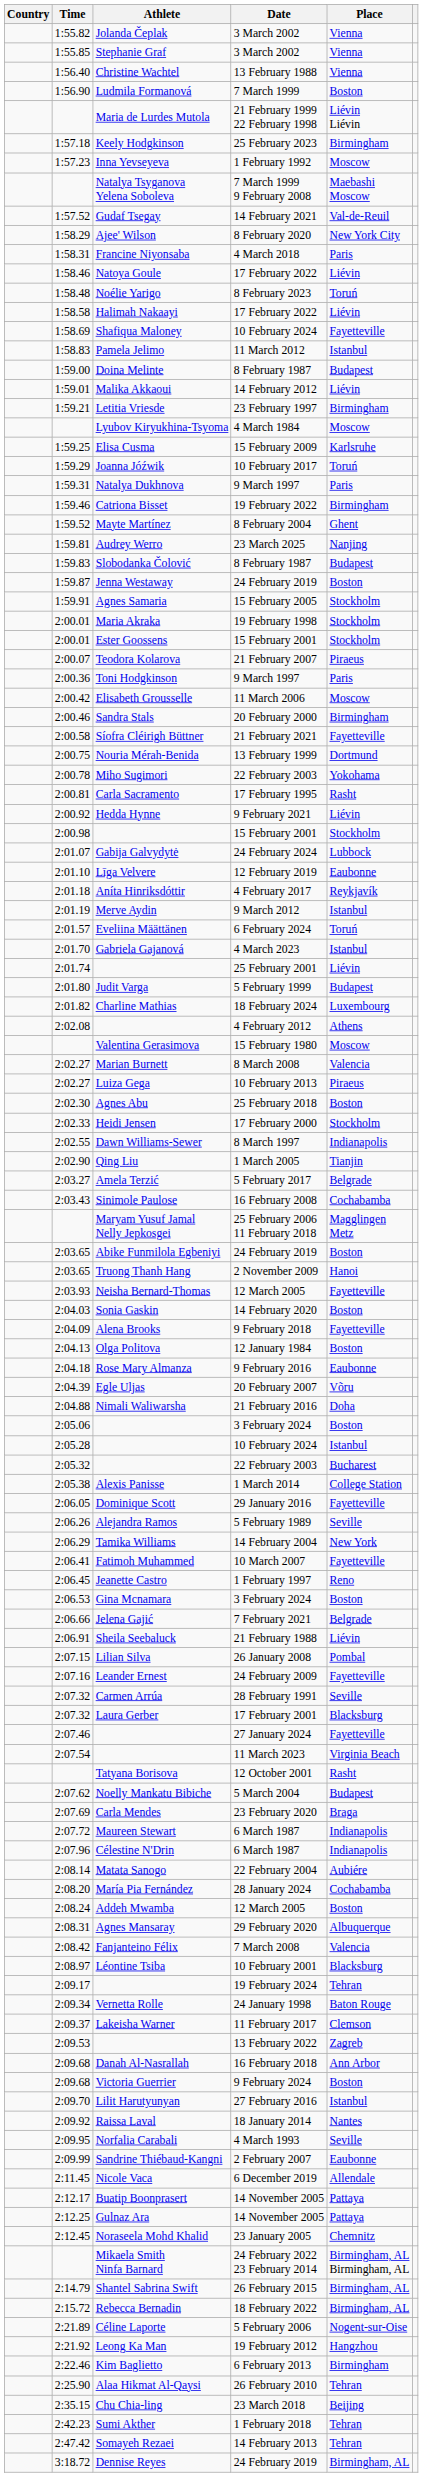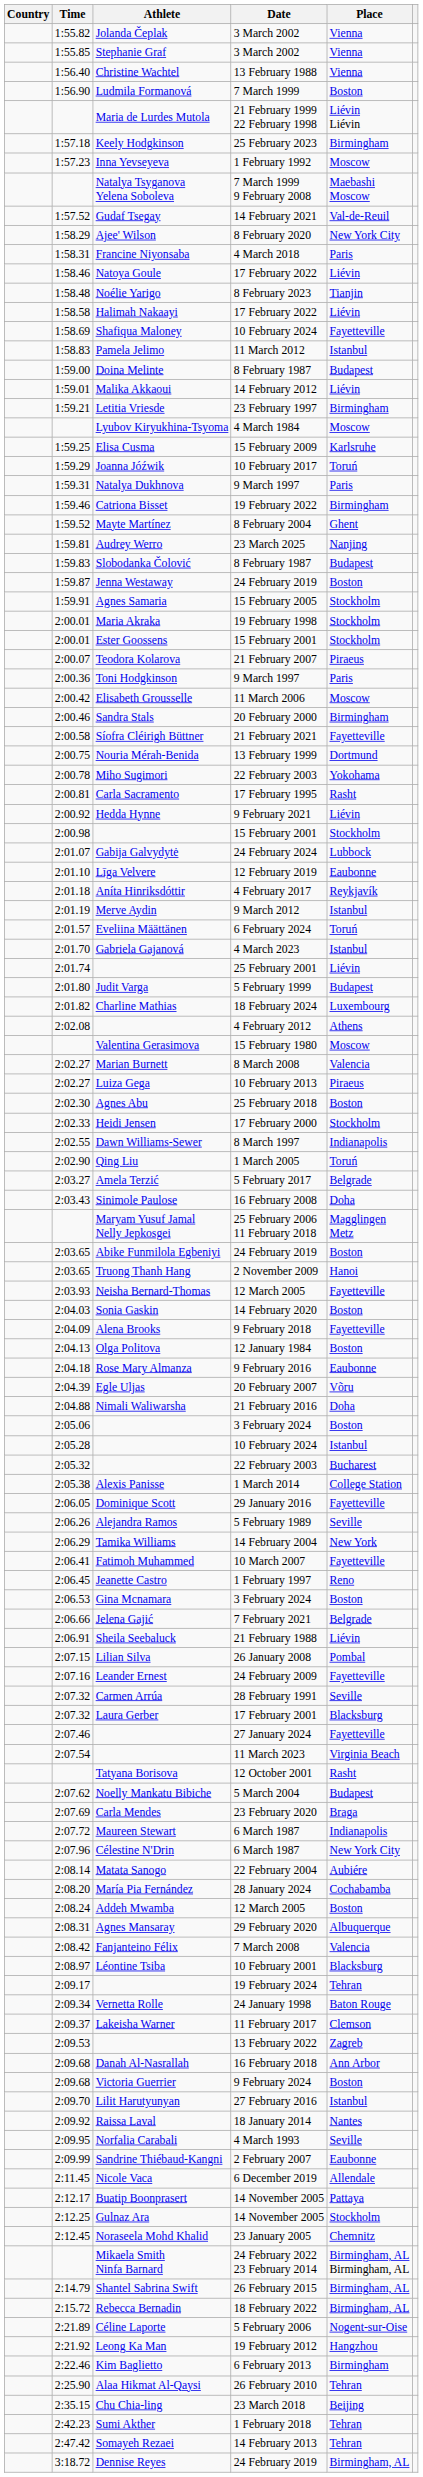(343, 292) Toruń -> (346, 292) Tianjin
(346, 1161) Tianjin -> (343, 1161) Toruń
(360, 1199) Cochabamba -> (342, 1199) Doha
(358, 1850) Indianapolis -> (365, 1850) New York City
(347, 2217) Pattaya -> (355, 2217) Stockholm
